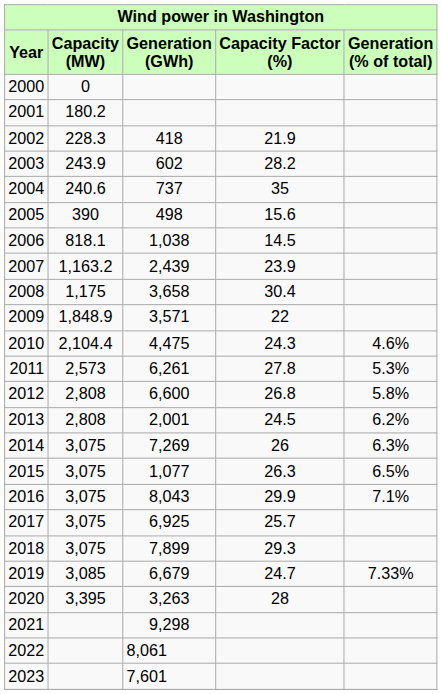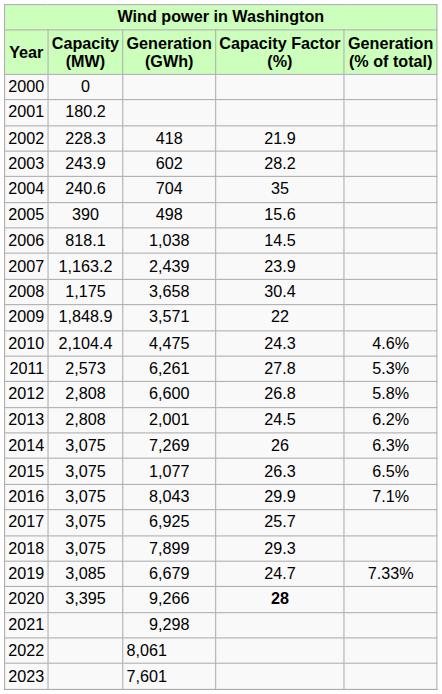(169, 189) 737 -> (169, 189) 704
(169, 599) 3,263 -> (169, 599) 9,266
(280, 599) normal -> (280, 599) bold
